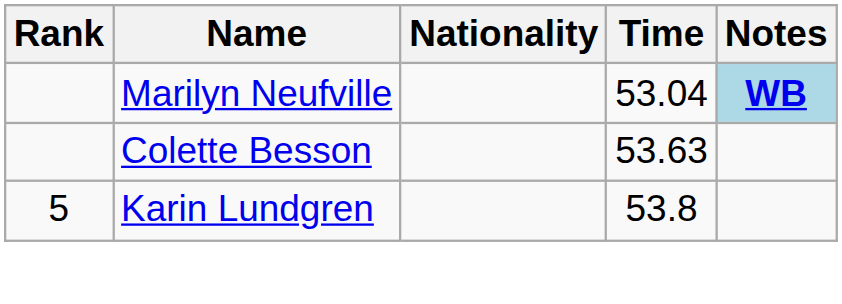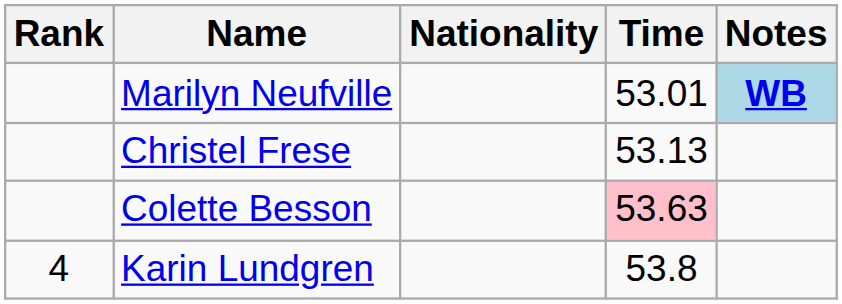(662, 92) 53.04 -> (662, 92) 53.01
+ row: (236, 151)
(662, 151) no background -> (662, 209) pink background
(59, 209) 5 -> (59, 268) 4
